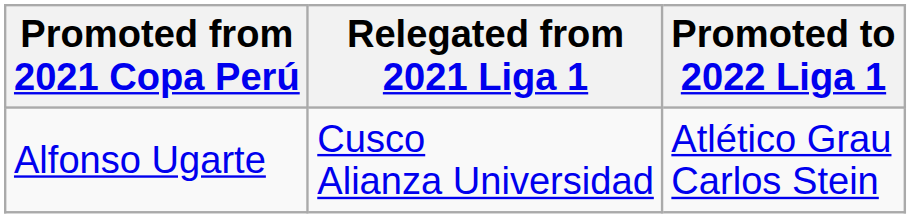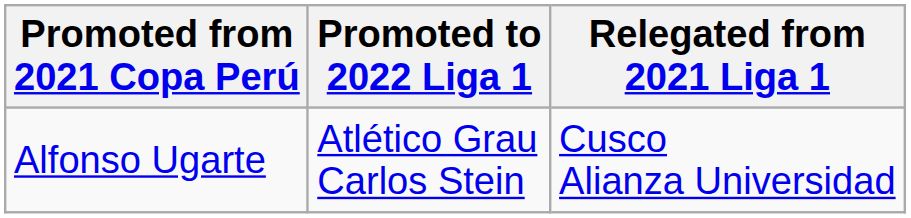columns swapped: (486, 56) <-> (783, 56)
